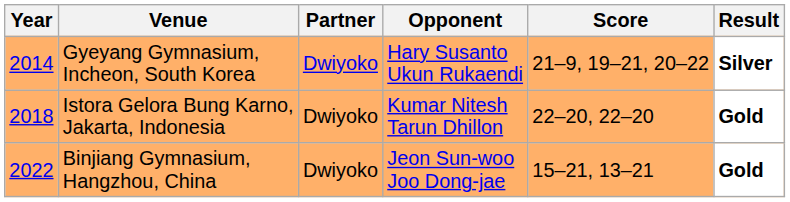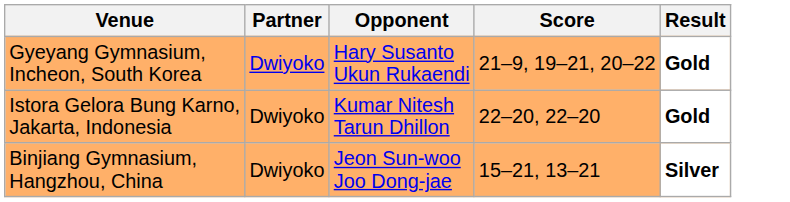- column: (31, 21)
(745, 63) Silver -> (688, 63) Gold
(741, 170) Gold -> (692, 170) Silver
